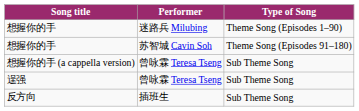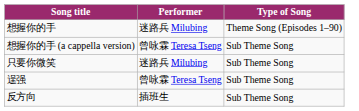- row: (31, 45)
+ row: (31, 62)
